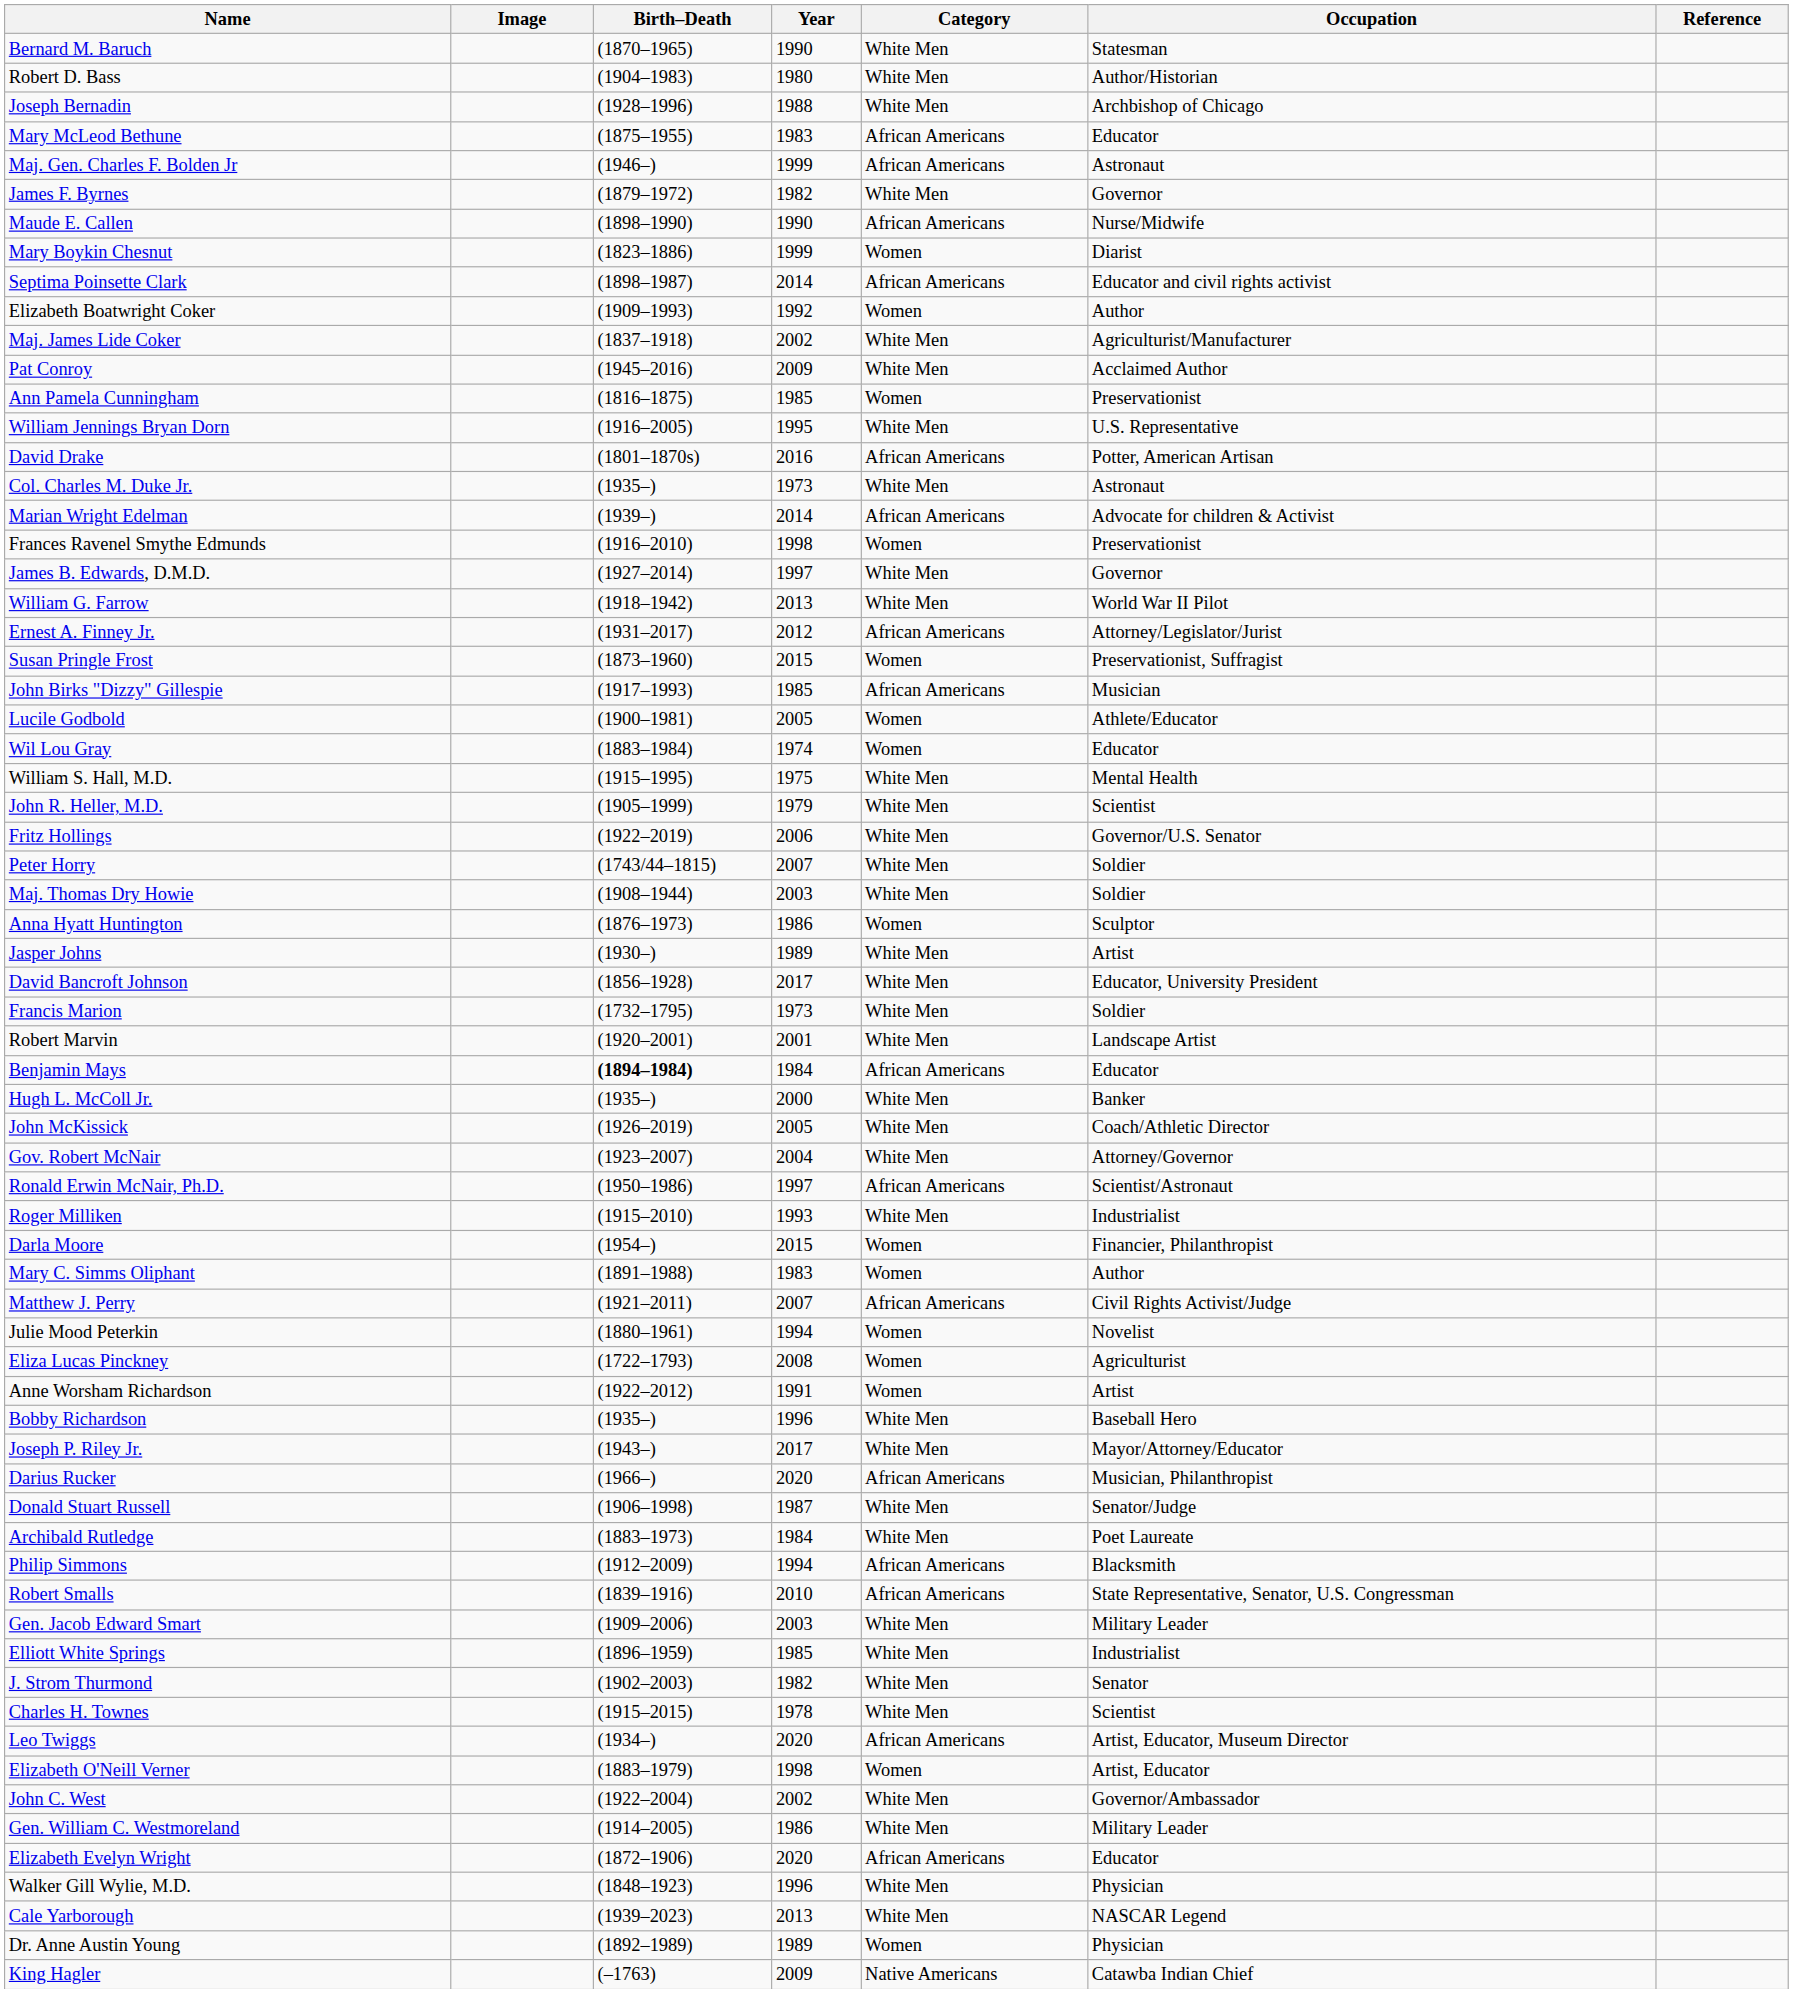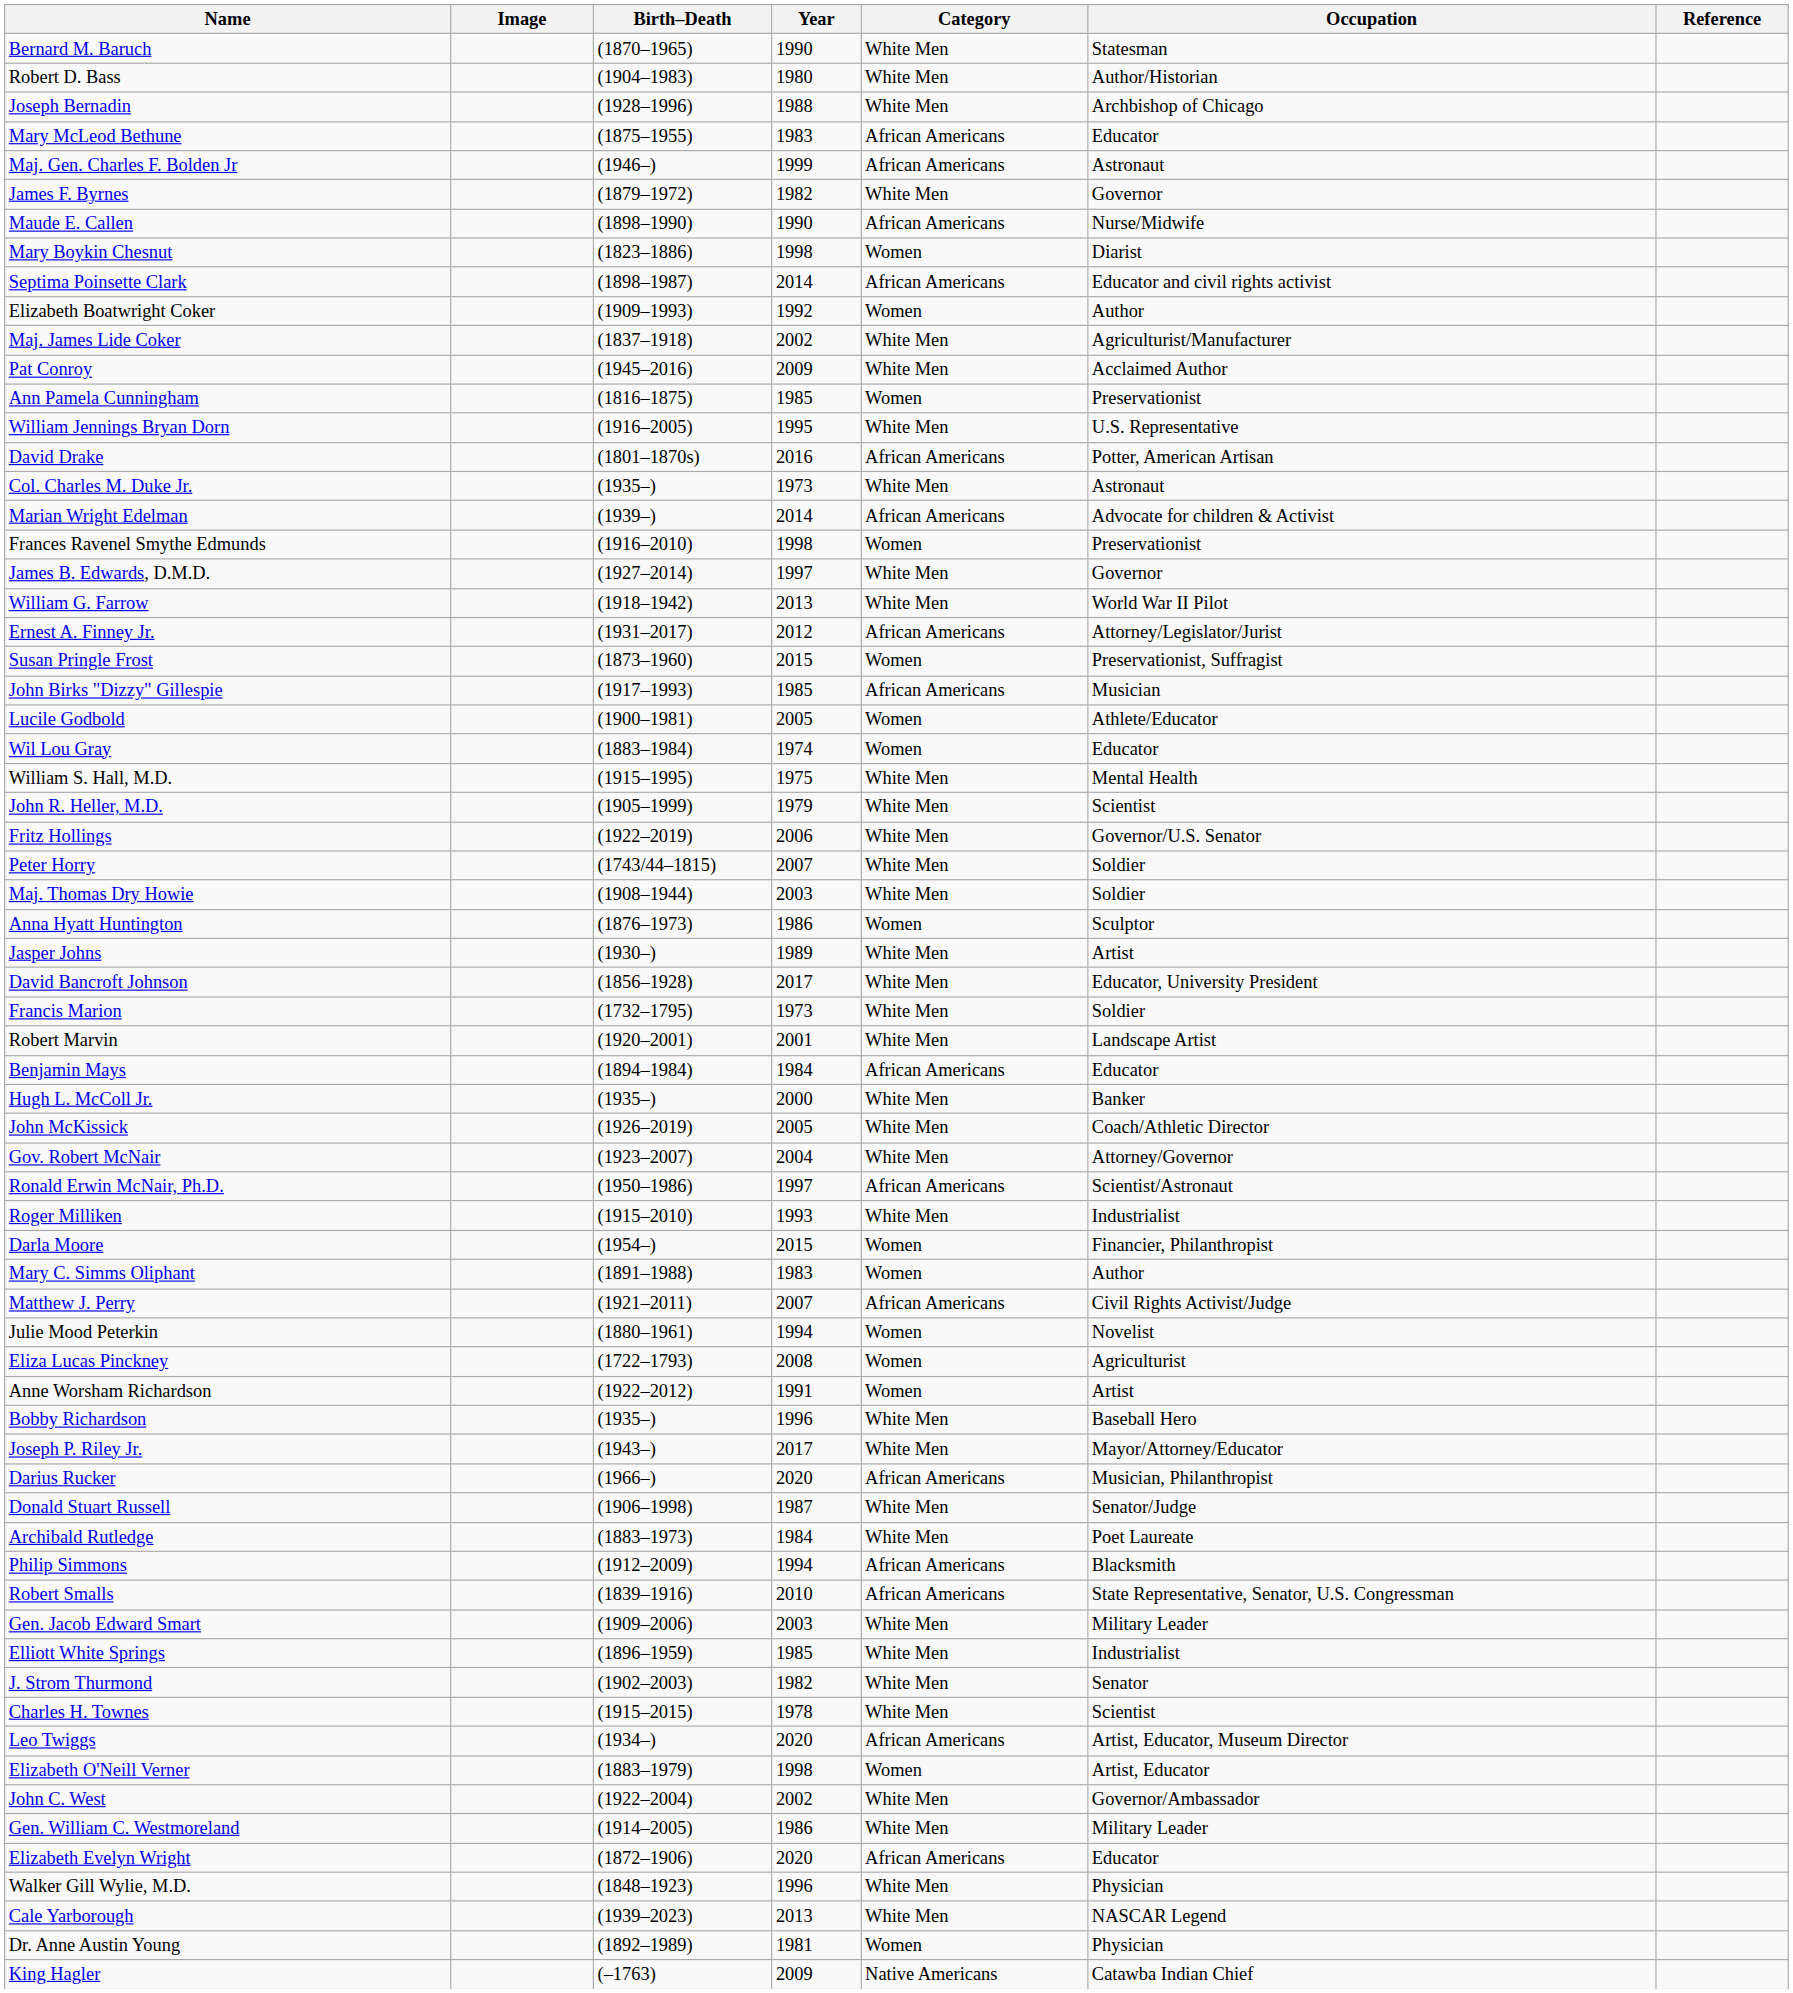(794, 252) 1999 -> (794, 252) 1998
(645, 1069) bold -> (645, 1069) normal
(794, 1945) 1989 -> (794, 1945) 1981
